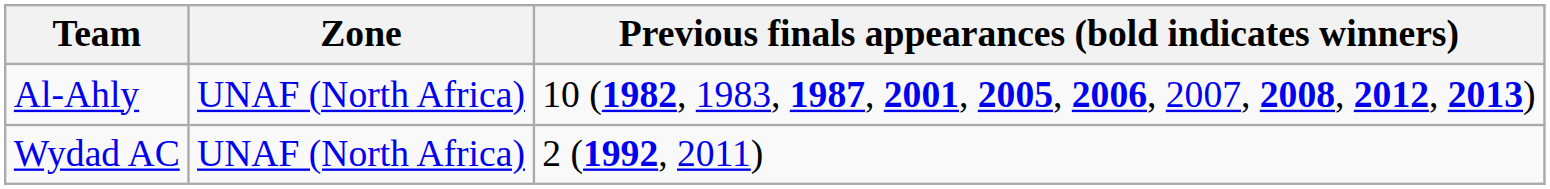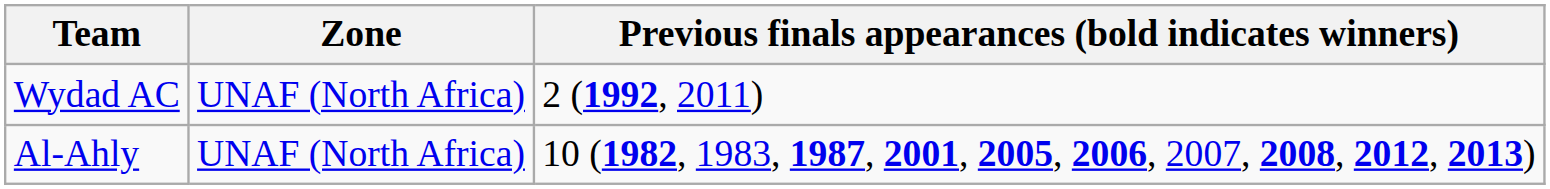rows swapped: (77, 93) <-> (97, 153)
